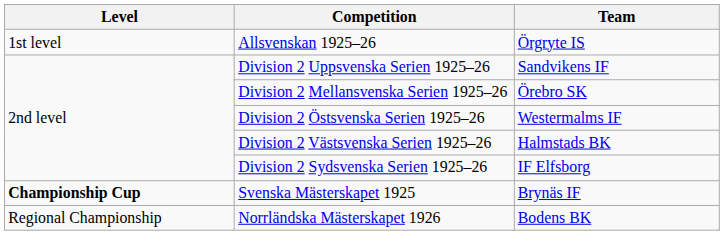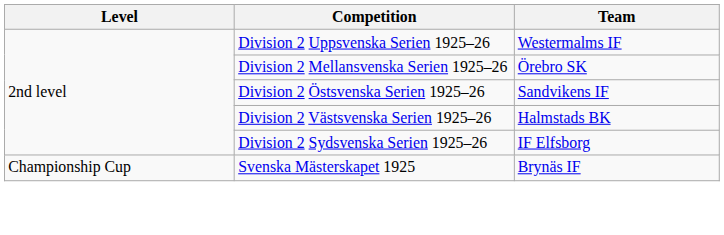- row: (307, 42)
(563, 67) Sandvikens IF -> (570, 42) Westermalms IF
(570, 117) Westermalms IF -> (563, 92) Sandvikens IF
(74, 192) bold -> (70, 167) normal
- row: (339, 218)
